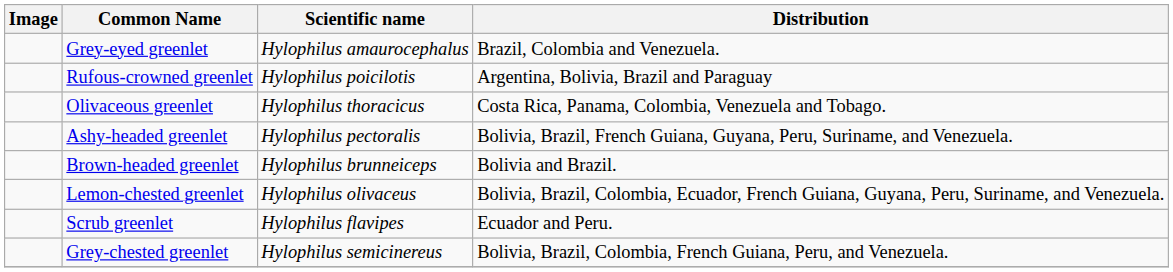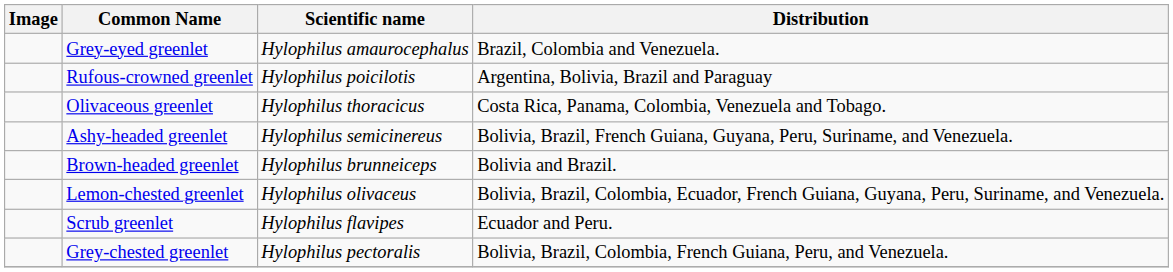(341, 135) Hylophilus pectoralis -> (352, 135) Hylophilus semicinereus
(352, 252) Hylophilus semicinereus -> (341, 252) Hylophilus pectoralis
